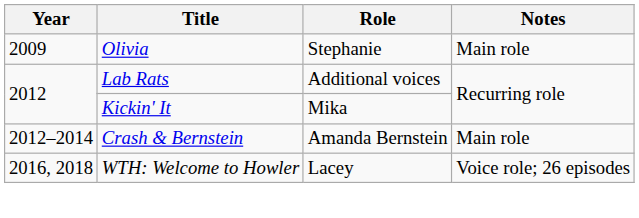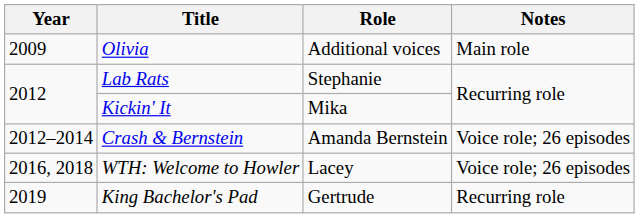(345, 49) Stephanie -> (374, 49) Additional voices
(374, 78) Additional voices -> (345, 78) Stephanie
(493, 138) Main role -> (543, 138) Voice role; 26 episodes
+ row: (180, 197)
